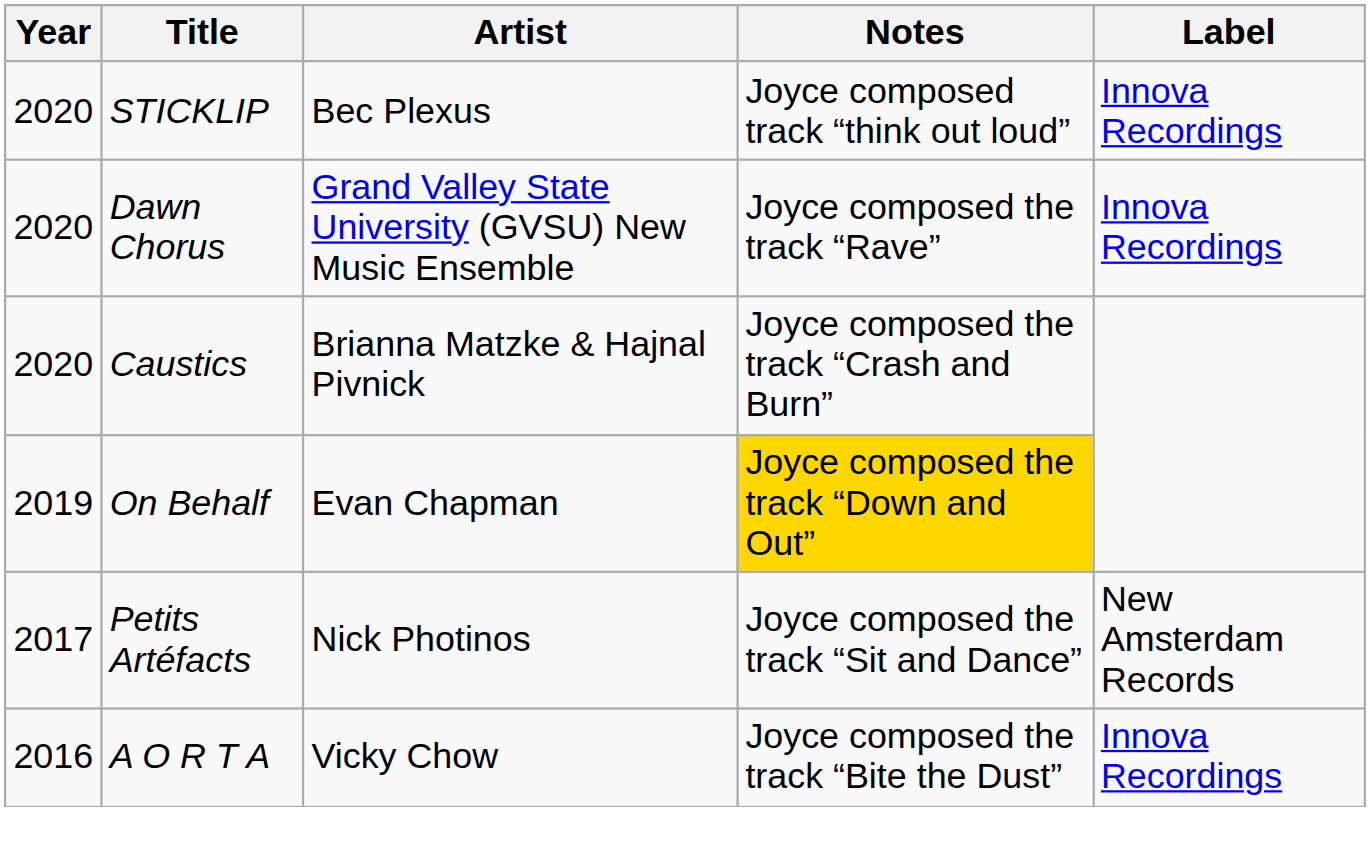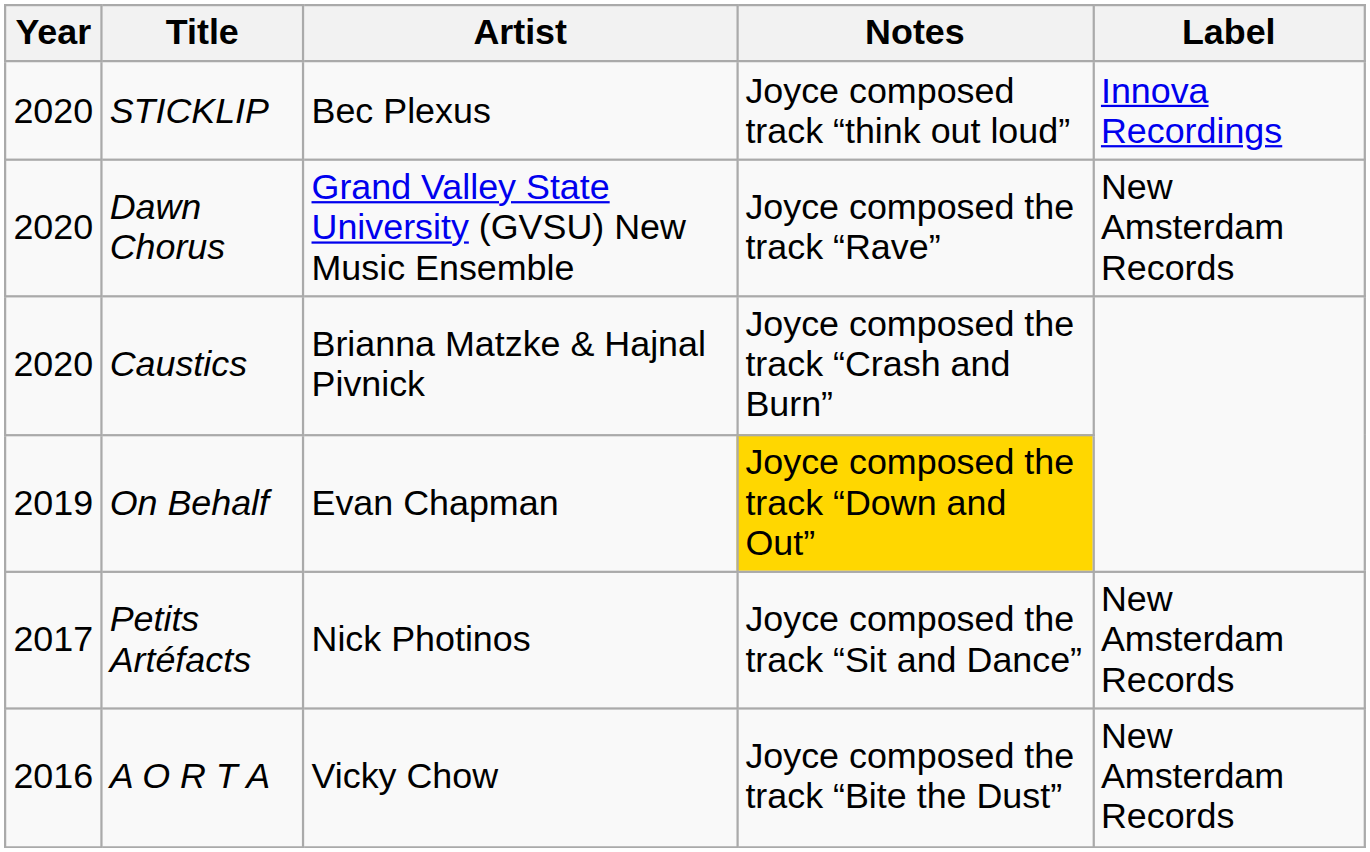(1192, 227) Innova Recordings -> (1193, 227) New Amsterdam Records
(1192, 756) Innova Recordings -> (1193, 777) New Amsterdam Records
